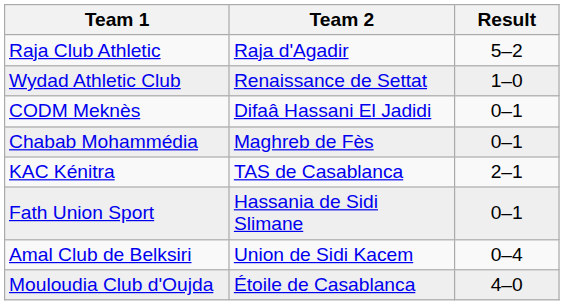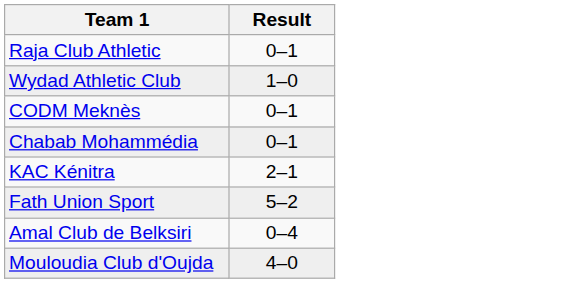- column: (342, 19)
(507, 50) 5–2 -> (282, 50) 0–1
(507, 213) 0–1 -> (282, 202) 5–2
